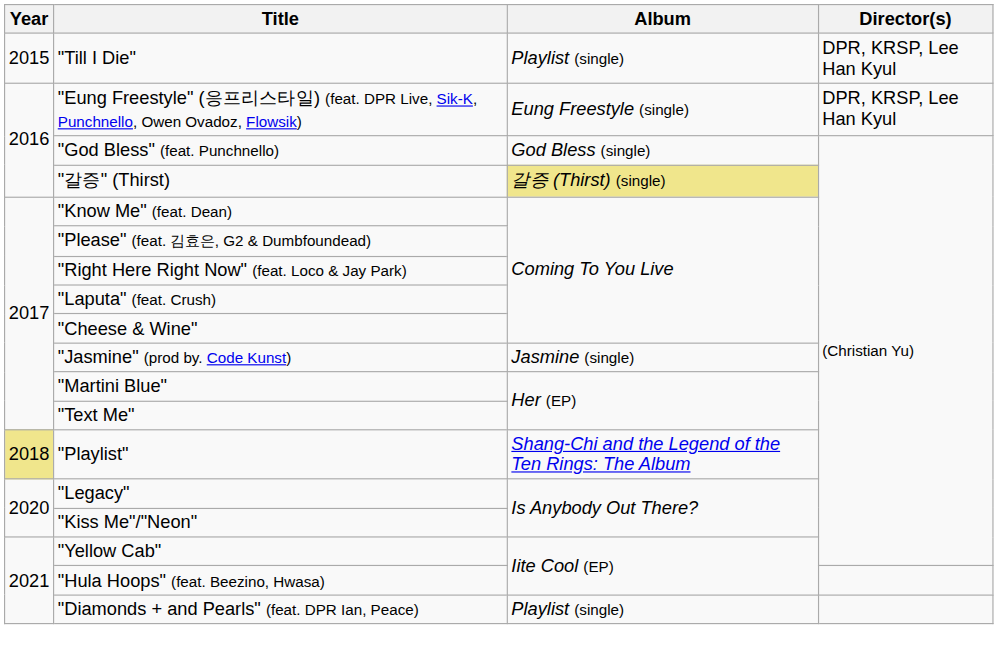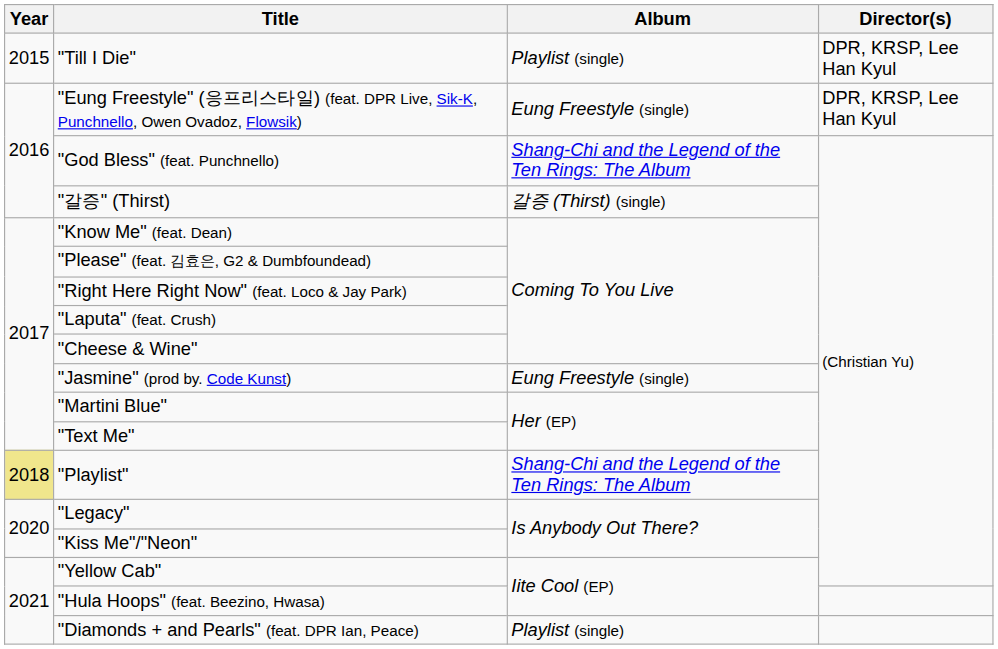(581, 150) God Bless (single) -> (646, 160) Shang-Chi and the Legend of the Ten Rings: The Album
(588, 180) khaki background -> (588, 200) no background
(573, 357) Jasmine (single) -> (600, 377) Eung Freestyle (single)
